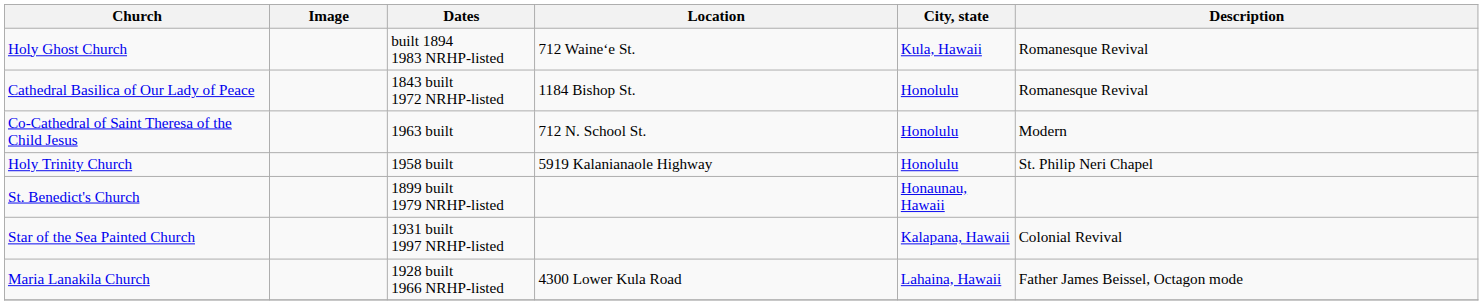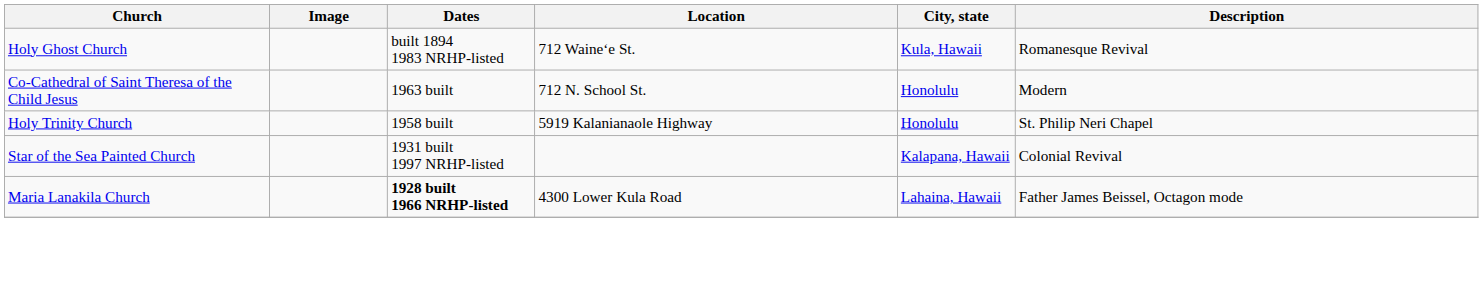- row: (131, 90)
- row: (74, 196)
(448, 279) normal -> (450, 196) bold
